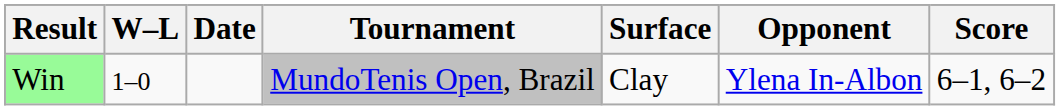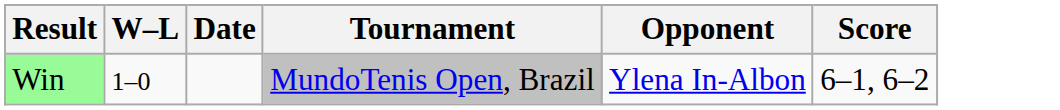- column: (660, 29)
